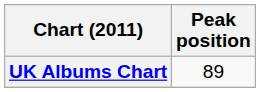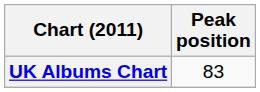(213, 71) 89 -> (213, 71) 83
